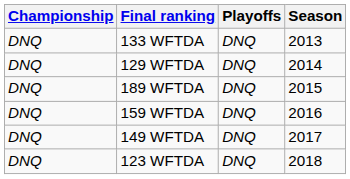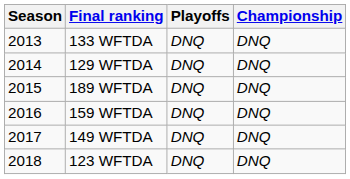columns swapped: (315, 16) <-> (61, 16)
